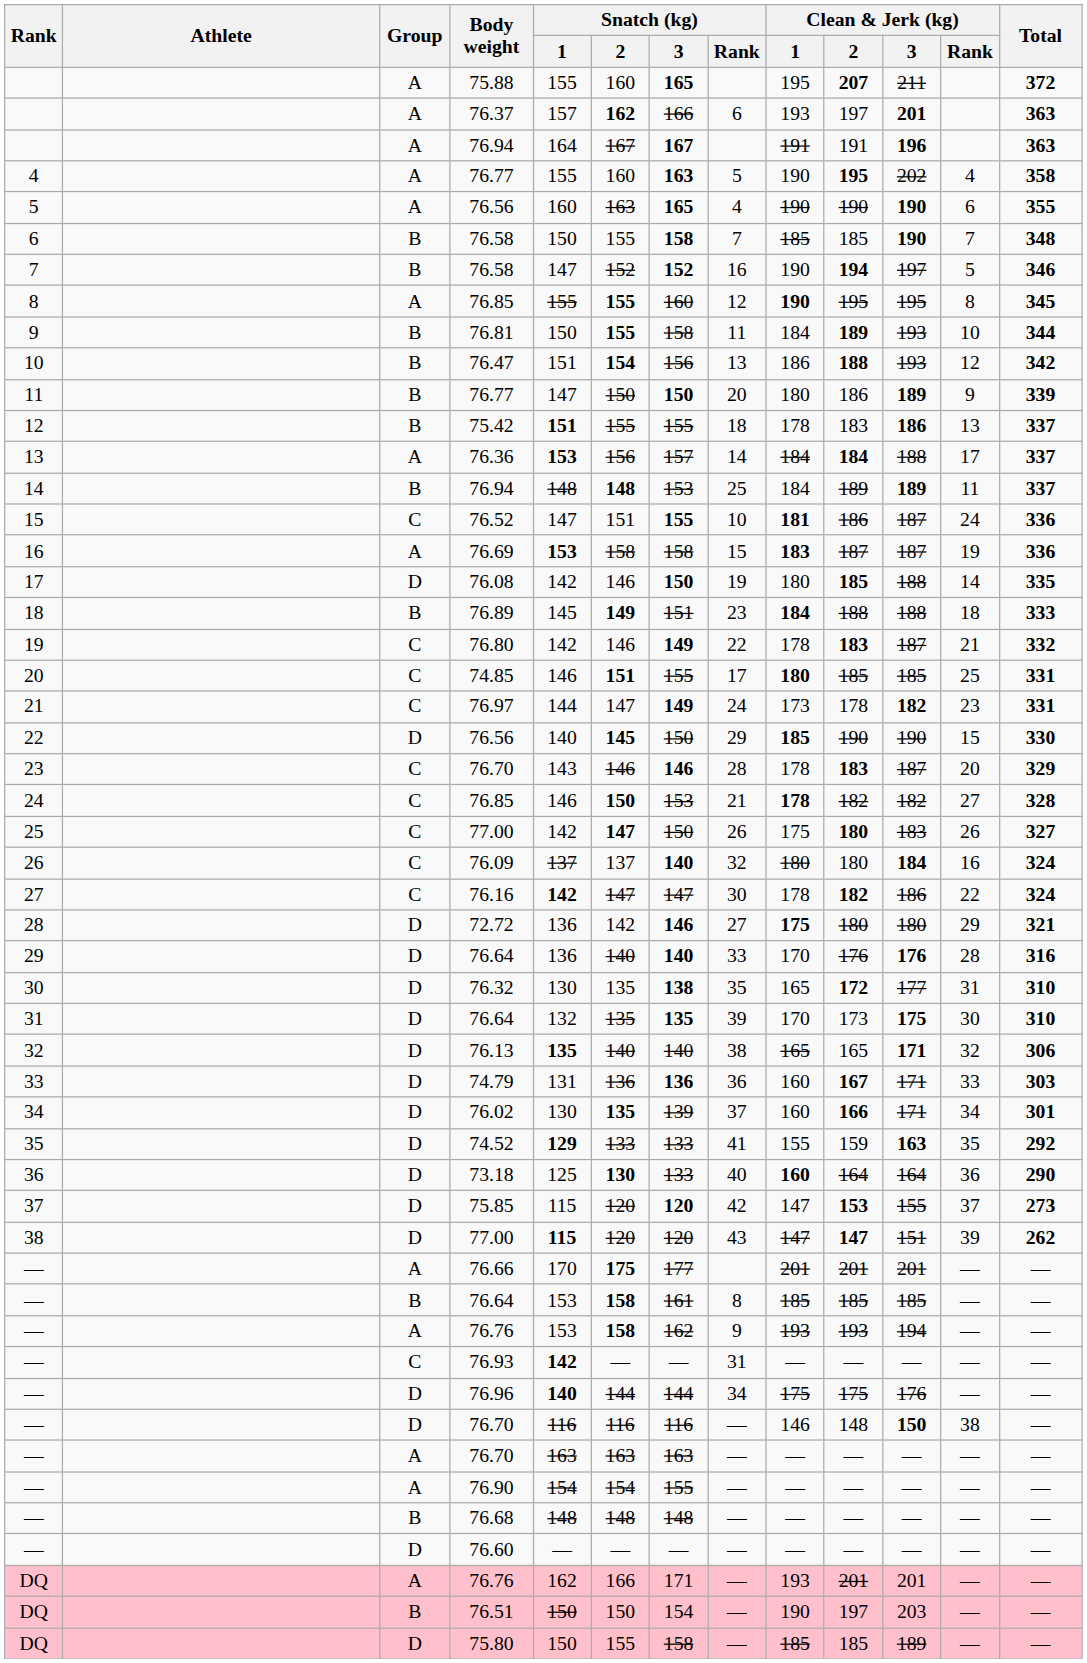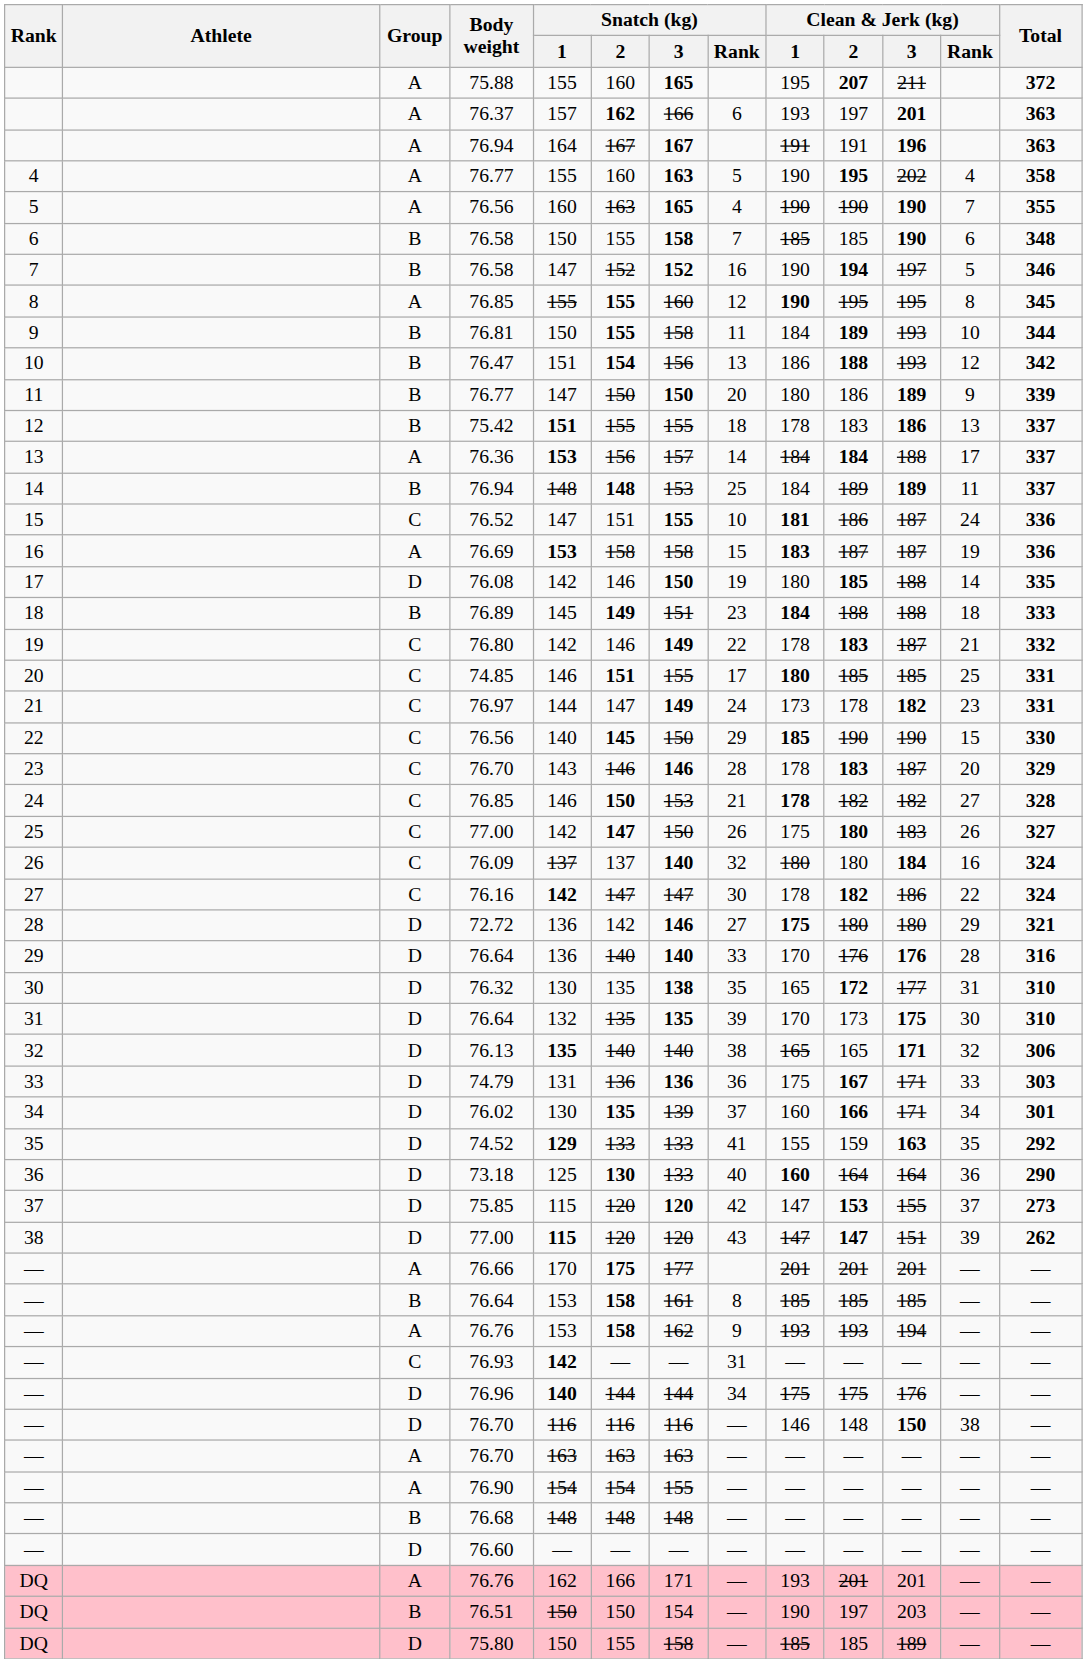(970, 207) 6 -> (970, 207) 7
(970, 238) 7 -> (970, 238) 6
(415, 737) D -> (415, 737) C
(795, 1081) 160 -> (795, 1081) 175
